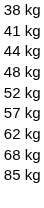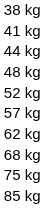+ row: (22, 175)
